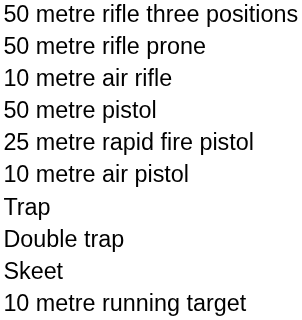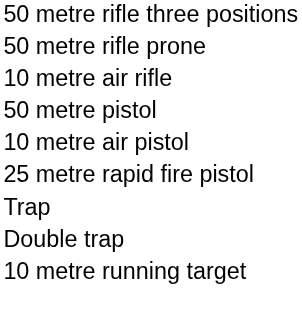rows swapped: (129, 142) <-> (96, 174)
- row: (33, 271)
